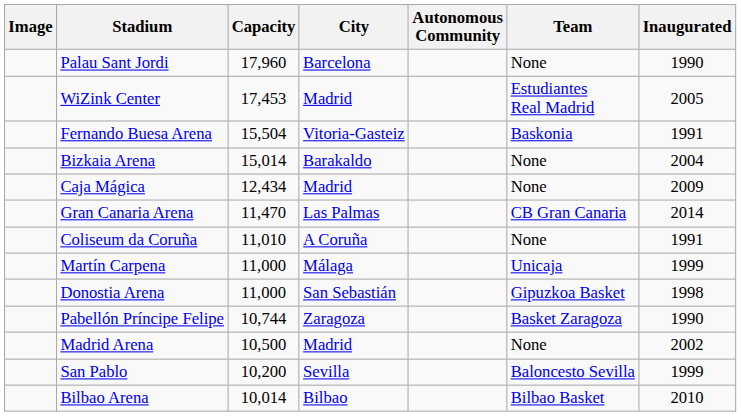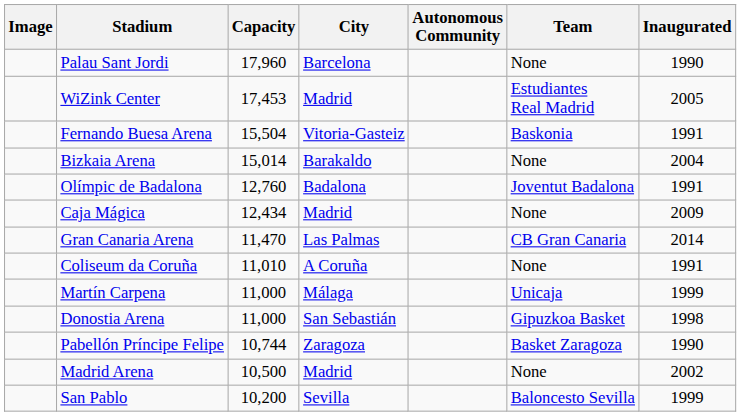+ row: (131, 187)
- row: (105, 398)
